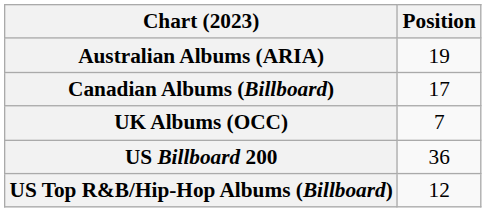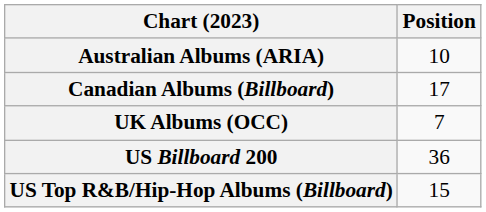(439, 55) 19 -> (439, 55) 10
(439, 190) 12 -> (439, 190) 15
